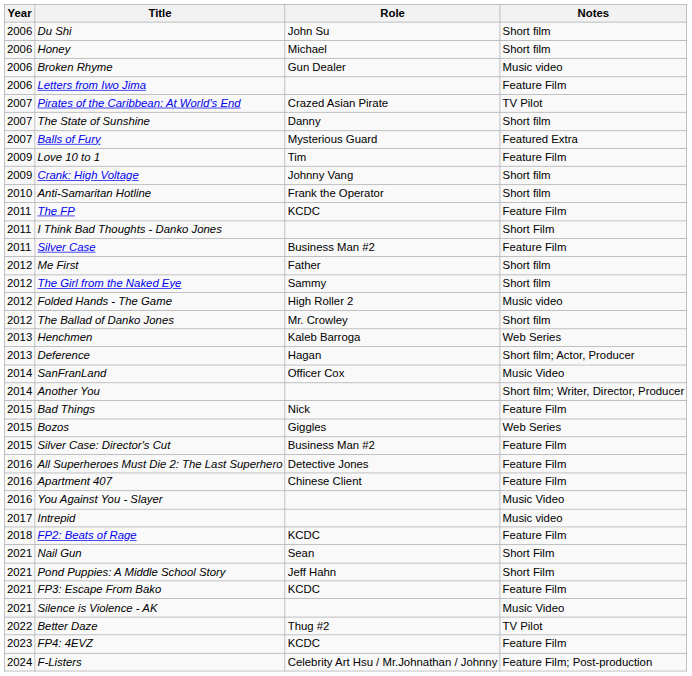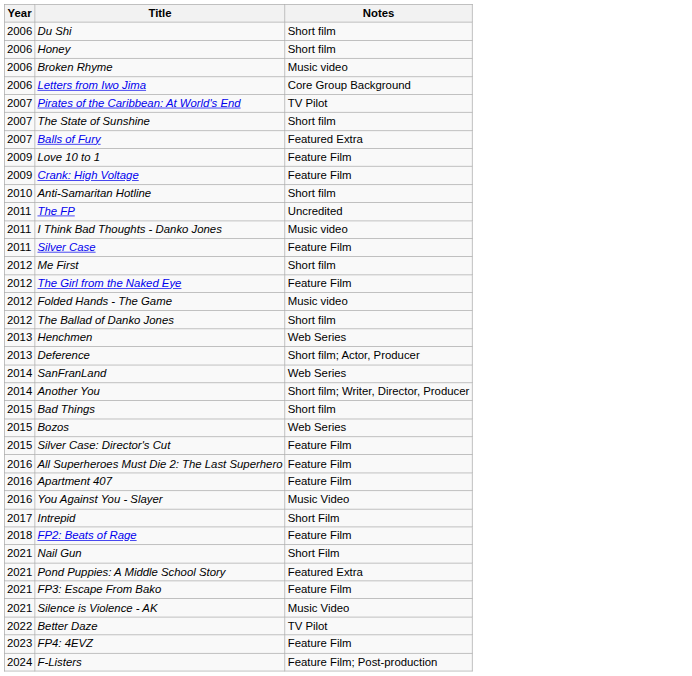- column: (393, 13)
(534, 85) Feature Film -> (349, 85) Core Group Background
(527, 175) Short film -> (320, 175) Feature Film
(534, 211) Feature Film -> (315, 211) Uncredited
(528, 229) Short Film -> (318, 229) Music video
(527, 283) Short film -> (320, 283) Feature Film
(533, 373) Music Video -> (317, 373) Web Series
(534, 409) Feature Film -> (312, 409) Short film
(533, 517) Music video -> (314, 517) Short Film
(528, 572) Short Film -> (325, 572) Featured Extra
